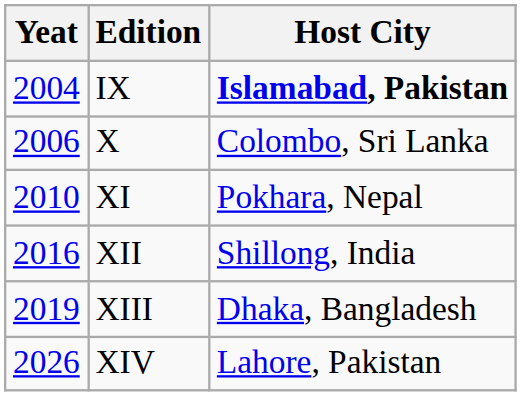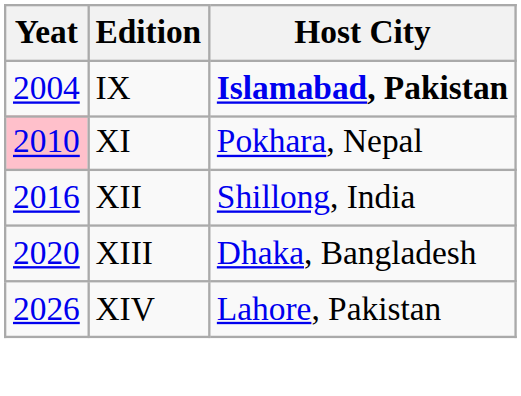- row: (107, 142)
(46, 197) no background -> (46, 142) pink background
(46, 307) 2019 -> (46, 252) 2020
